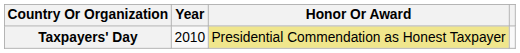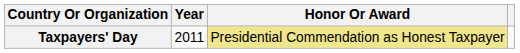(190, 37) 2010 -> (189, 37) 2011
